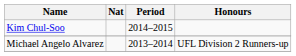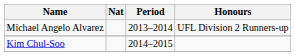rows swapped: (55, 43) <-> (36, 28)
